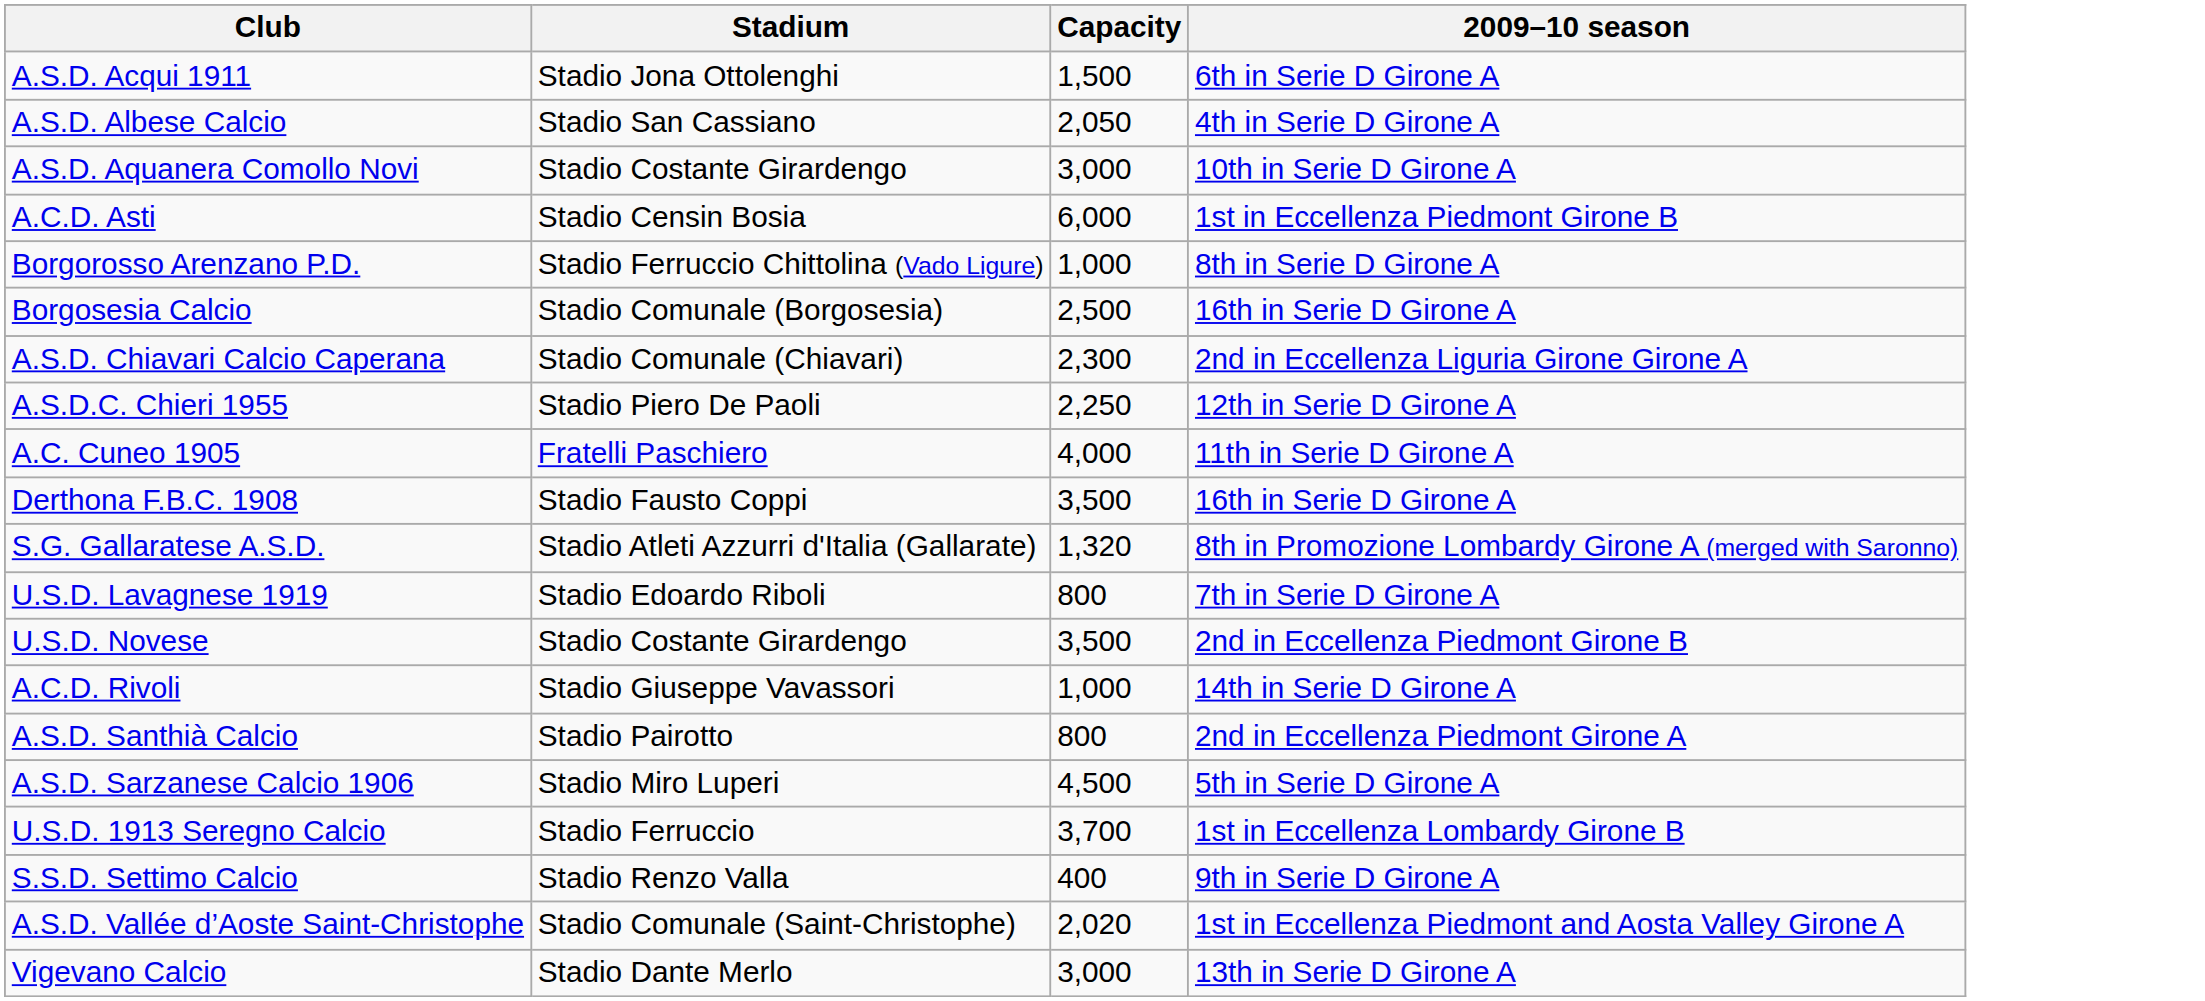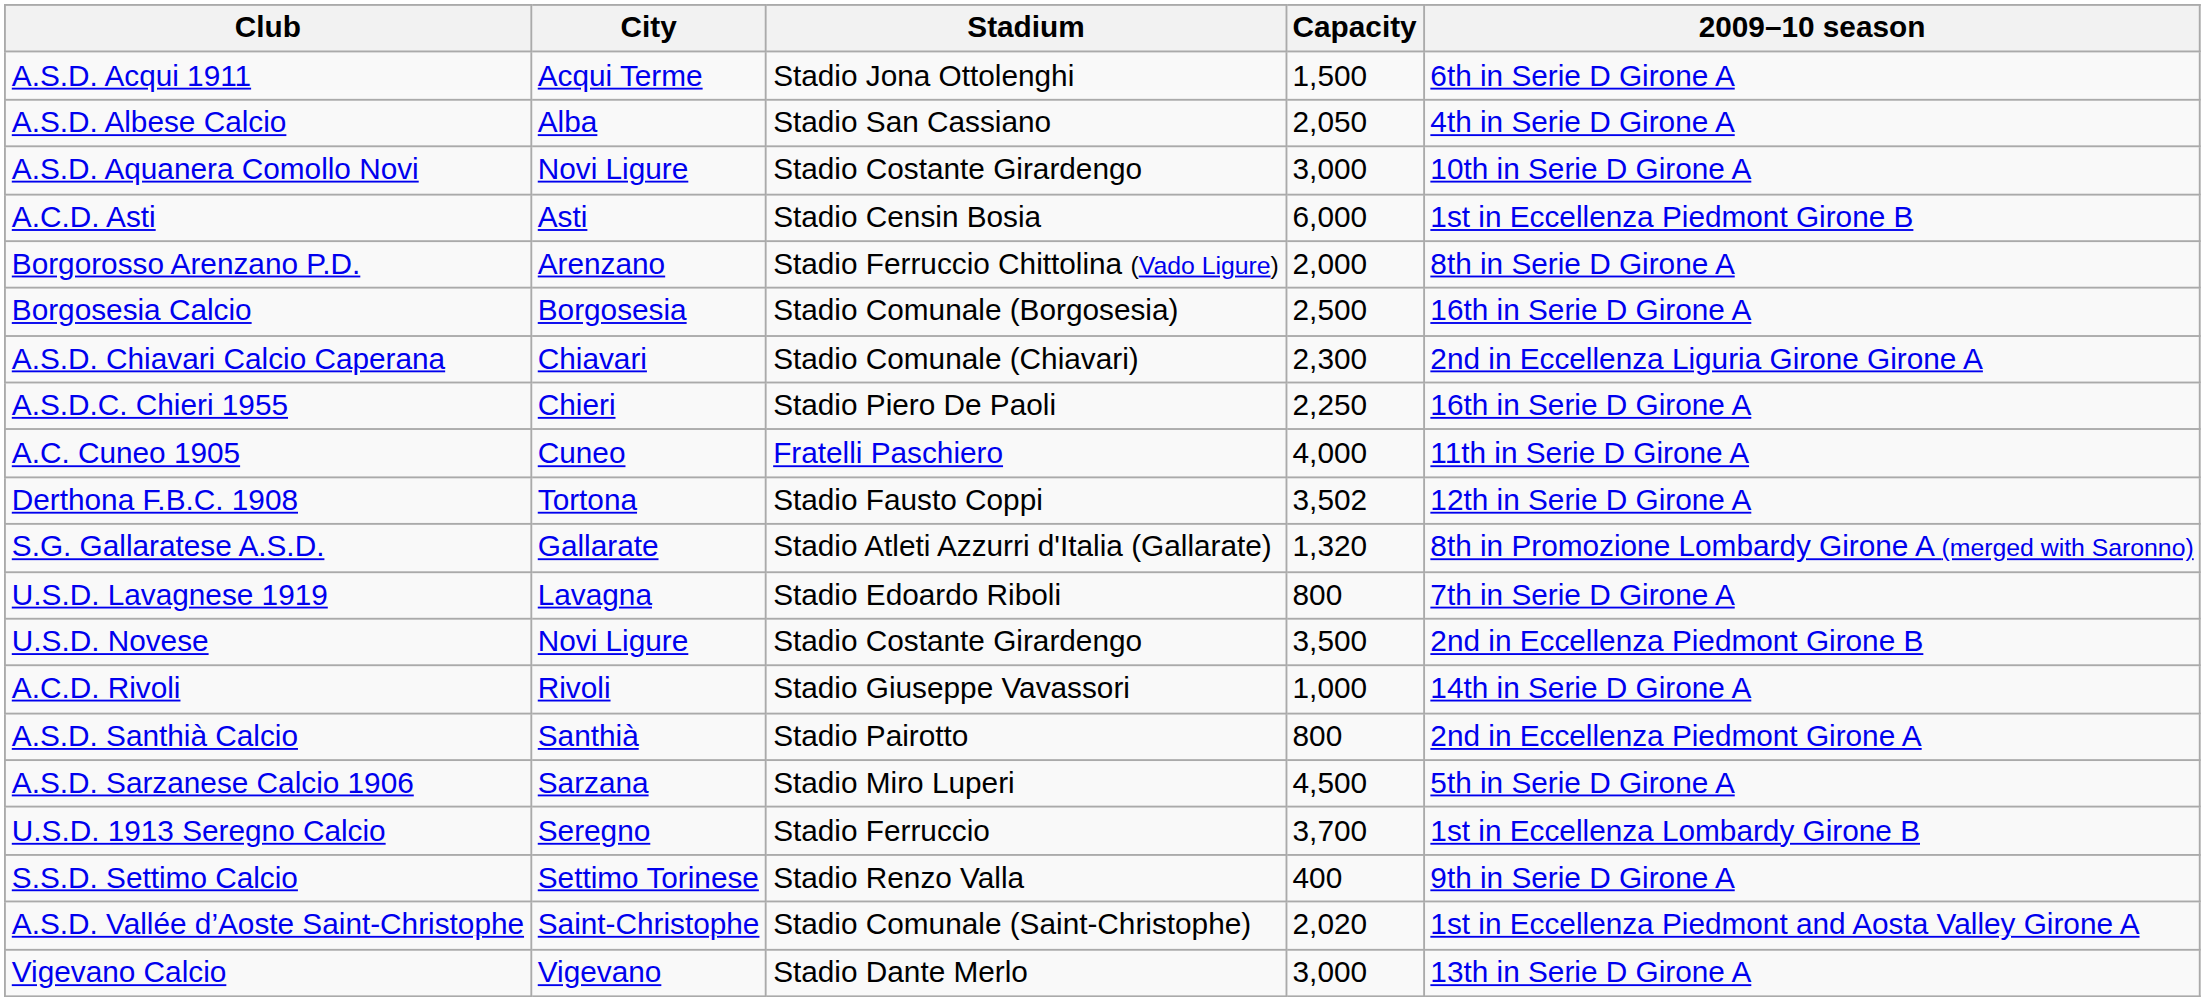+ column: (649, 28)
(1094, 264) 1,000 -> (1330, 264) 2,000
(1355, 405) 12th in Serie D Girone A -> (1591, 405) 16th in Serie D Girone A
(1094, 500) 3,500 -> (1330, 500) 3,502
(1355, 500) 16th in Serie D Girone A -> (1591, 500) 12th in Serie D Girone A
